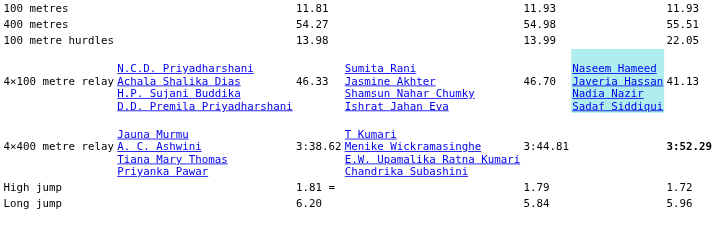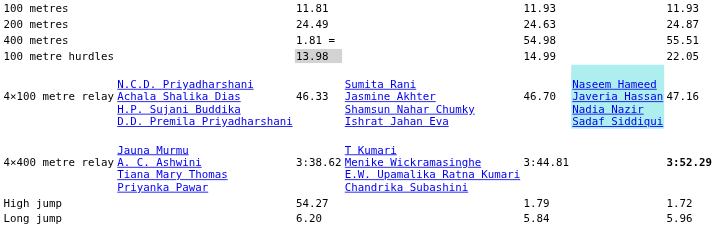+ row: (36, 24)
(312, 24) 54.27 -> (315, 40) 1.81 =
(312, 40) no background -> (312, 56) lightgrey background
(540, 40) 13.99 -> (540, 56) 14.99
(683, 81) 41.13 -> (683, 97) 47.16
(315, 187) 1.81 = -> (312, 203) 54.27
